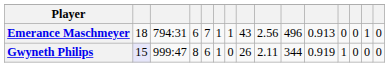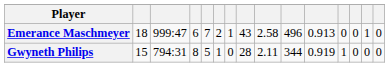(170, 33) 794:31 -> (170, 33) 999:47
(219, 33) 1 -> (219, 33) 2
(268, 33) 2.56 -> (268, 33) 2.58
(141, 52) lavender background -> (141, 52) no background
(170, 52) 999:47 -> (170, 52) 794:31
(207, 52) 6 -> (207, 52) 5
(245, 52) 26 -> (245, 52) 28
